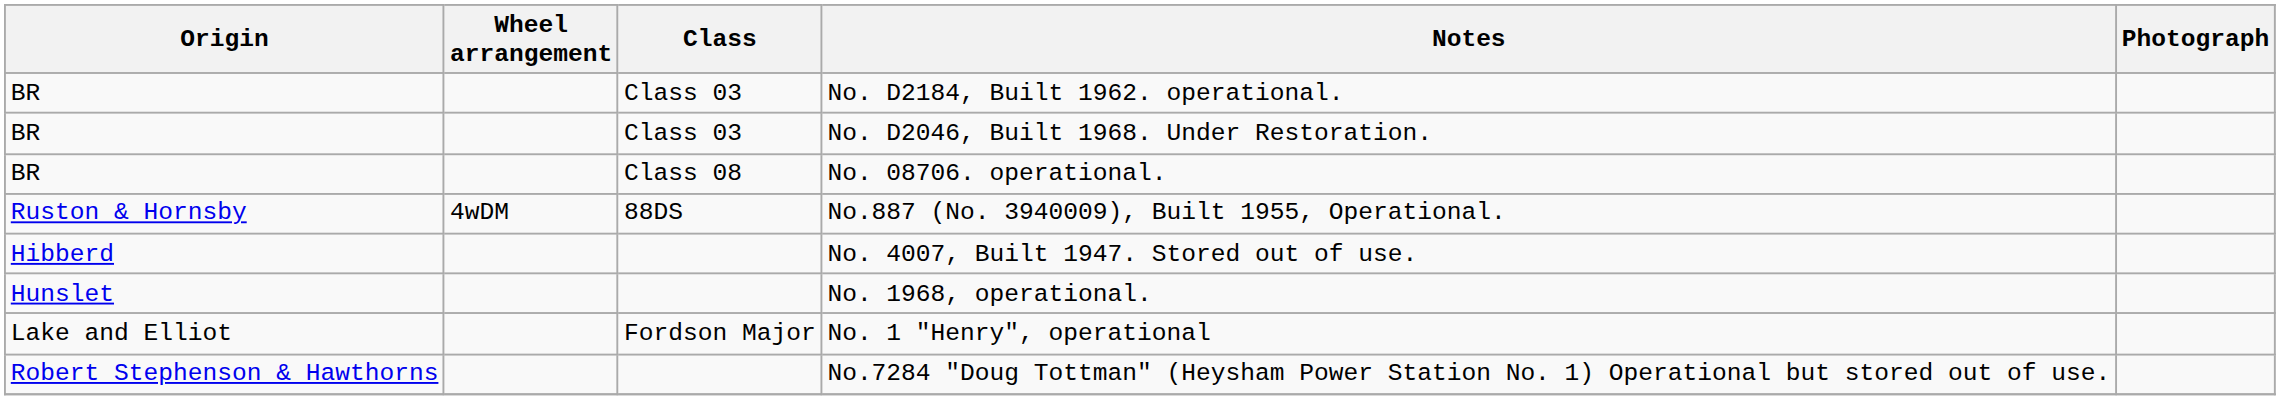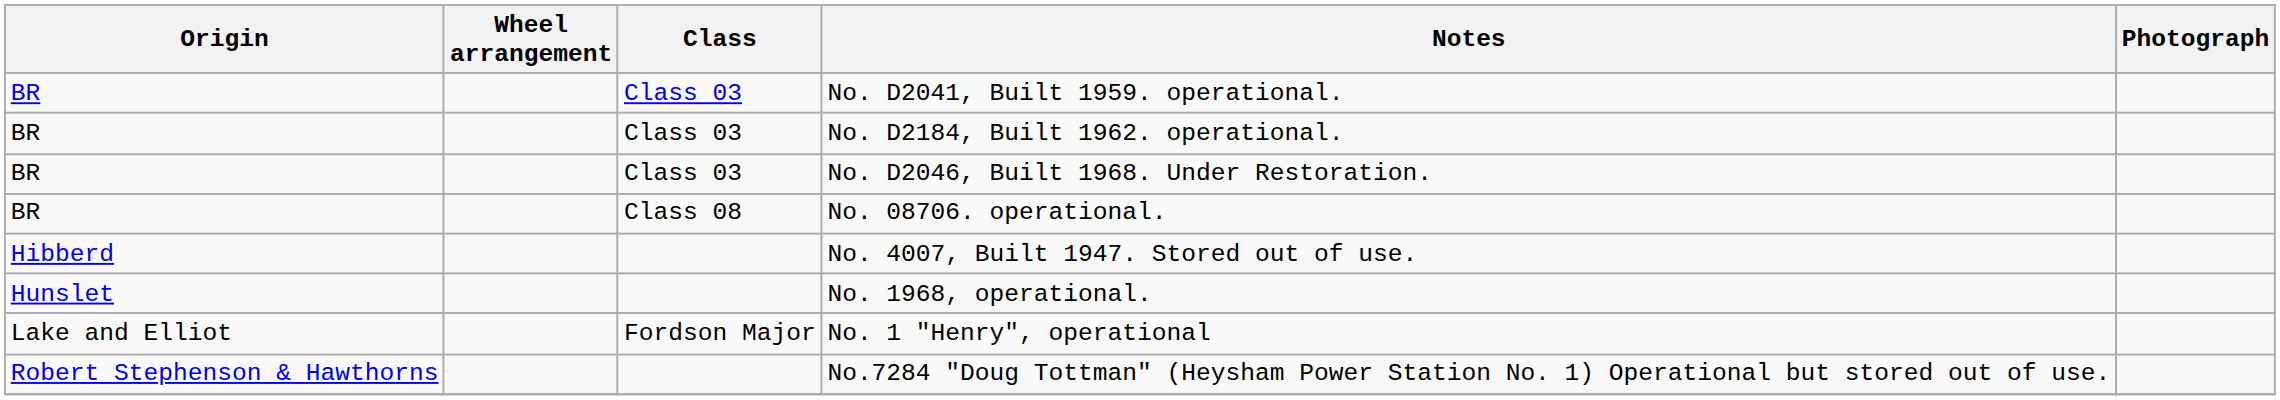+ row: (1085, 93)
- row: (1167, 213)
